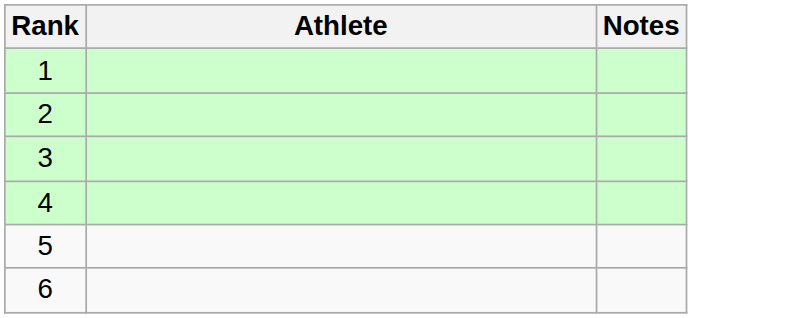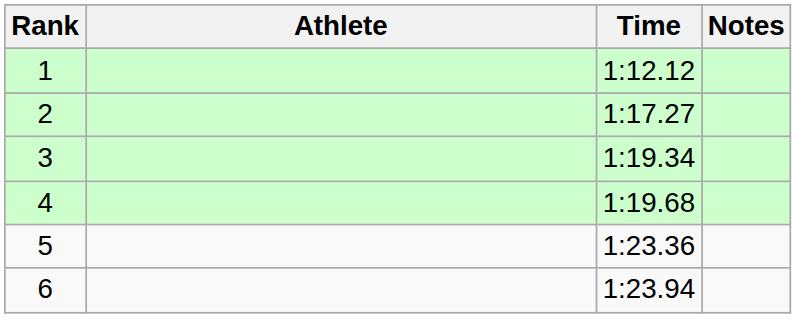+ column: (649, 26)
